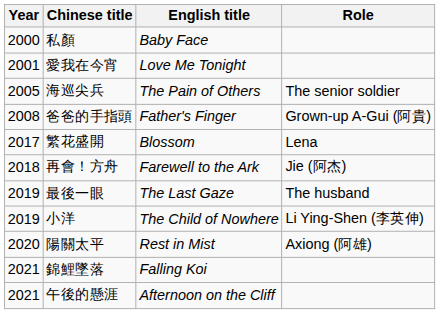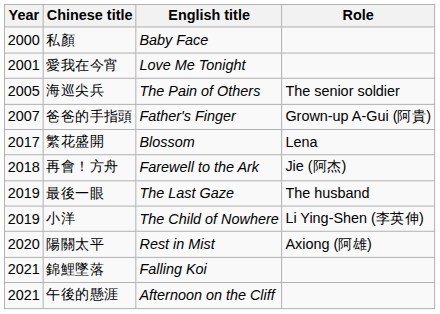(24, 116) 2008 -> (24, 116) 2007
